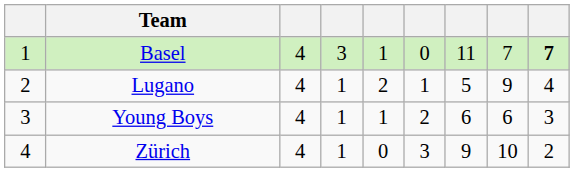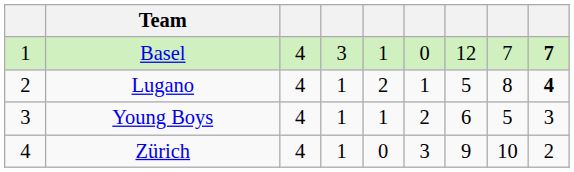(466, 53) 11 -> (466, 53) 12
(507, 85) 9 -> (507, 85) 8
(549, 85) normal -> (549, 85) bold
(507, 118) 6 -> (507, 118) 5
